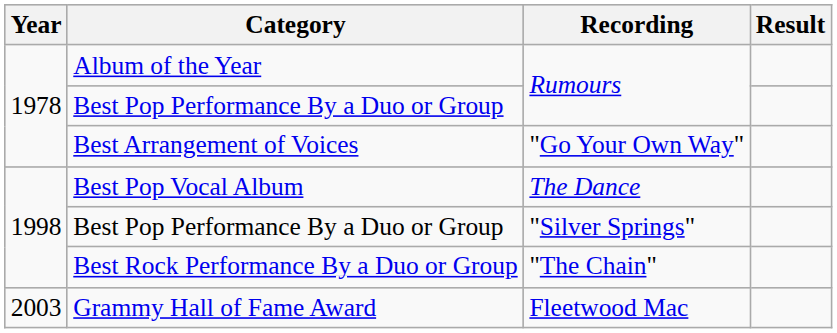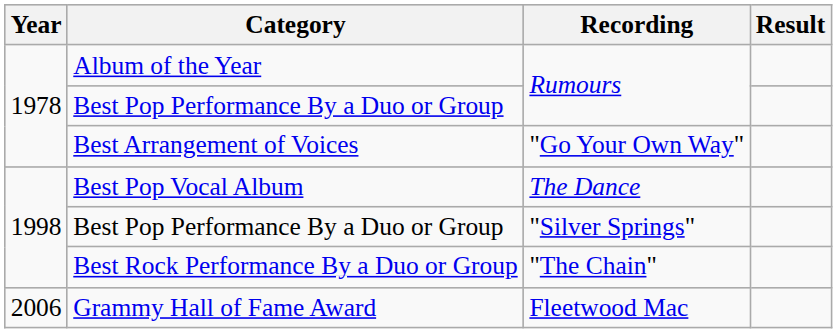(36, 307) 2003 -> (36, 307) 2006
